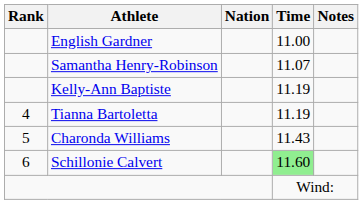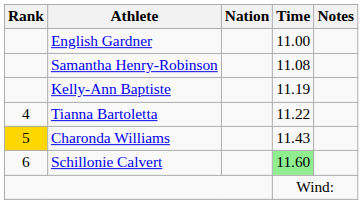(293, 65) 11.07 -> (293, 65) 11.08
(293, 114) 11.19 -> (293, 114) 11.22
(26, 138) no background -> (26, 138) gold background
